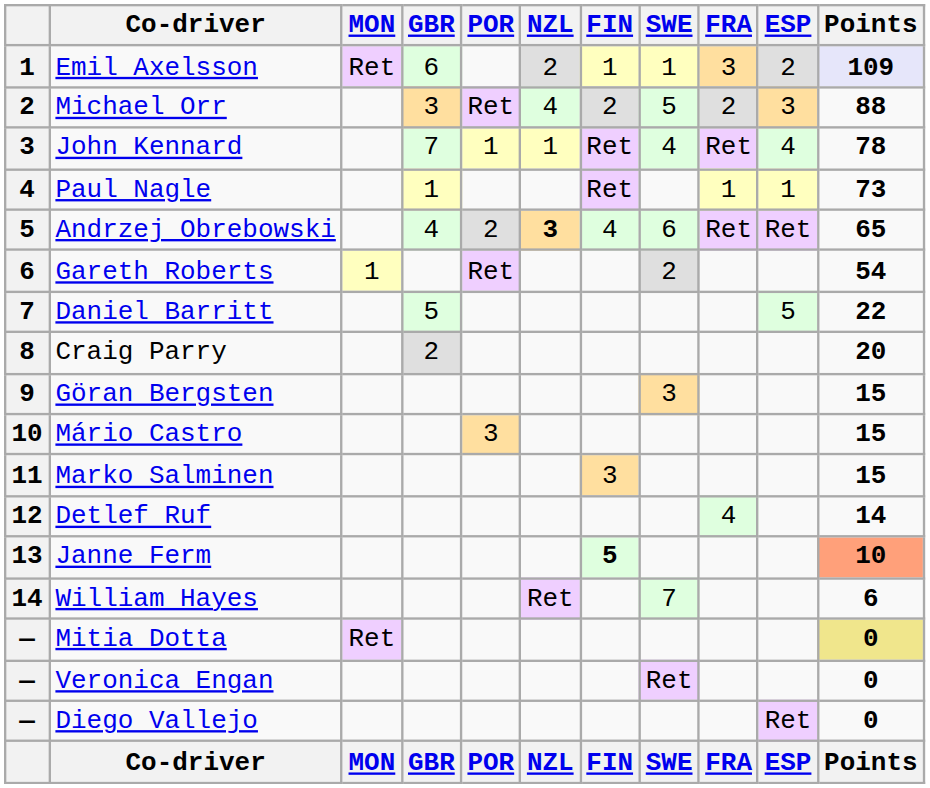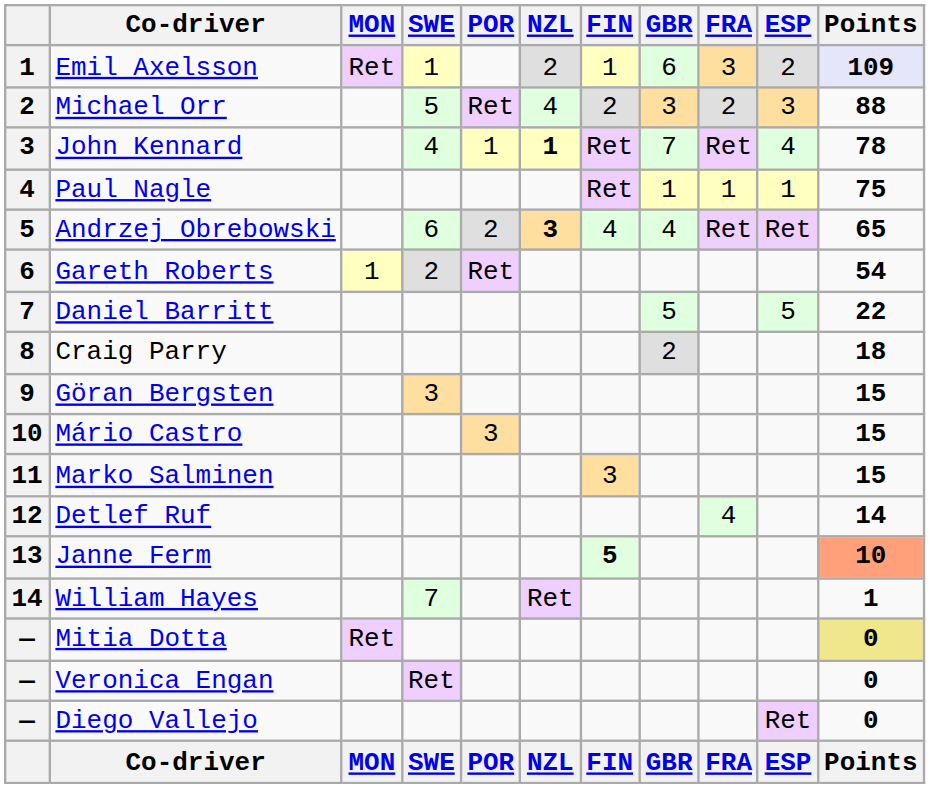columns swapped: (669, 26) <-> (431, 26)
(550, 148) normal -> (550, 148) bold
(871, 189) 73 -> (871, 189) 75
(871, 353) 20 -> (871, 353) 18
(871, 598) 6 -> (871, 598) 1
